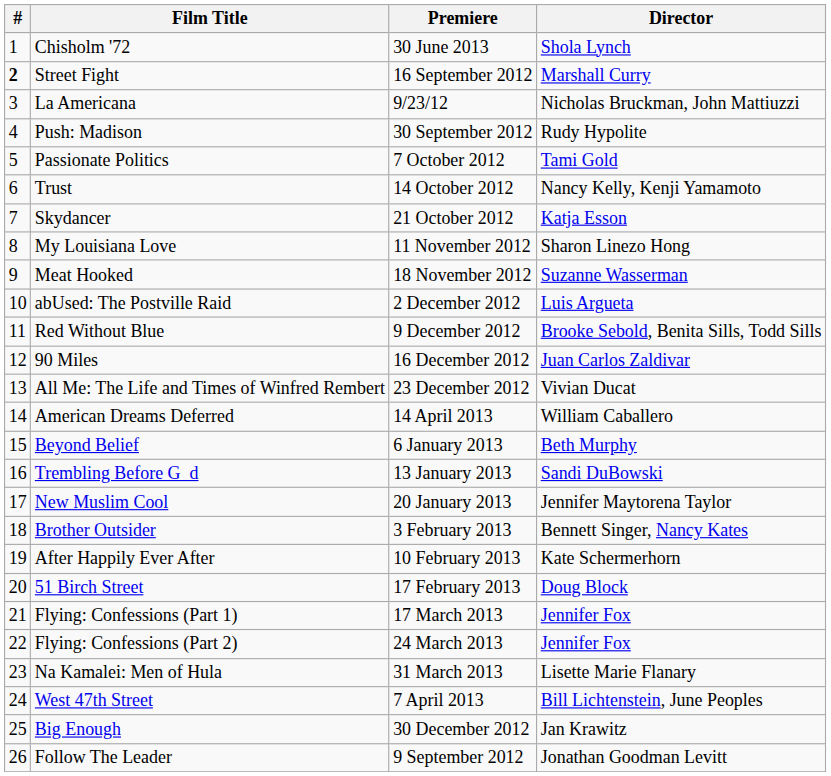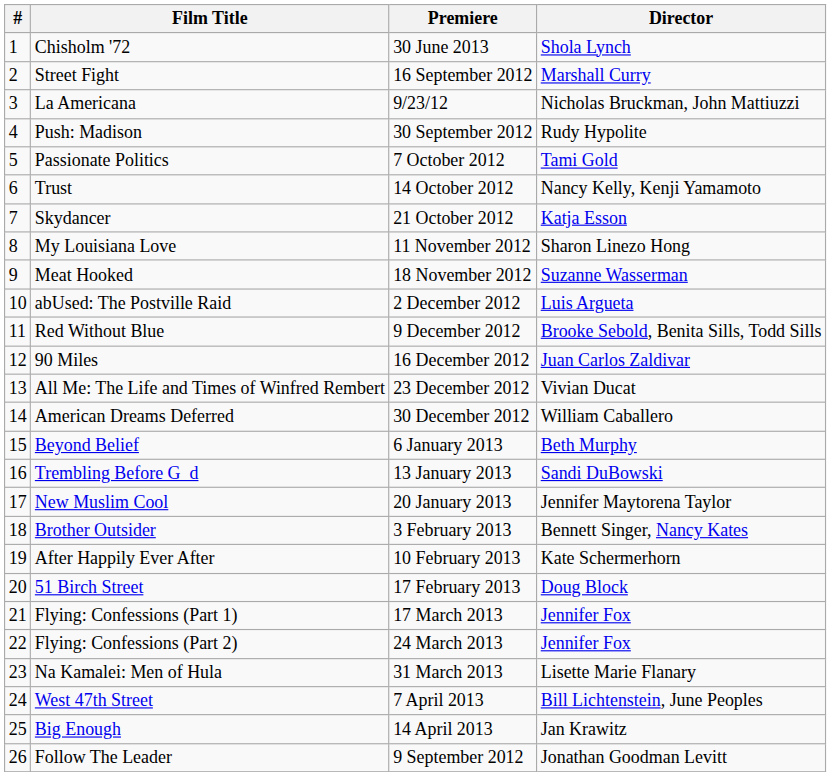(13, 75) bold -> (13, 75) normal
(443, 416) 14 April 2013 -> (461, 416) 30 December 2012
(461, 729) 30 December 2012 -> (443, 729) 14 April 2013
